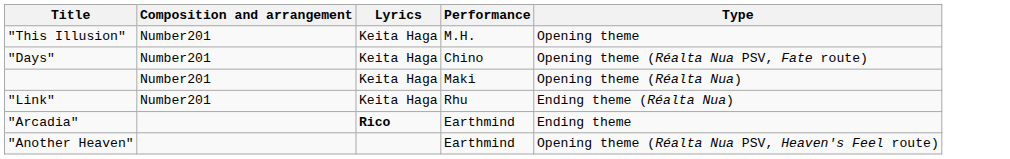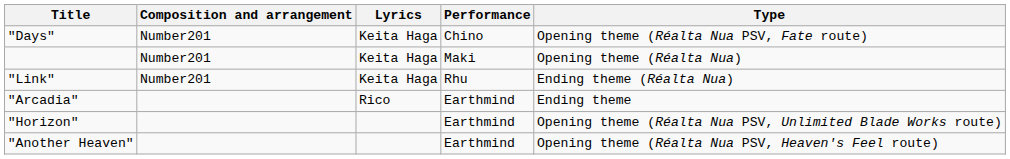- row: (67, 37)
(375, 122) bold -> (375, 101) normal
+ row: (43, 122)
